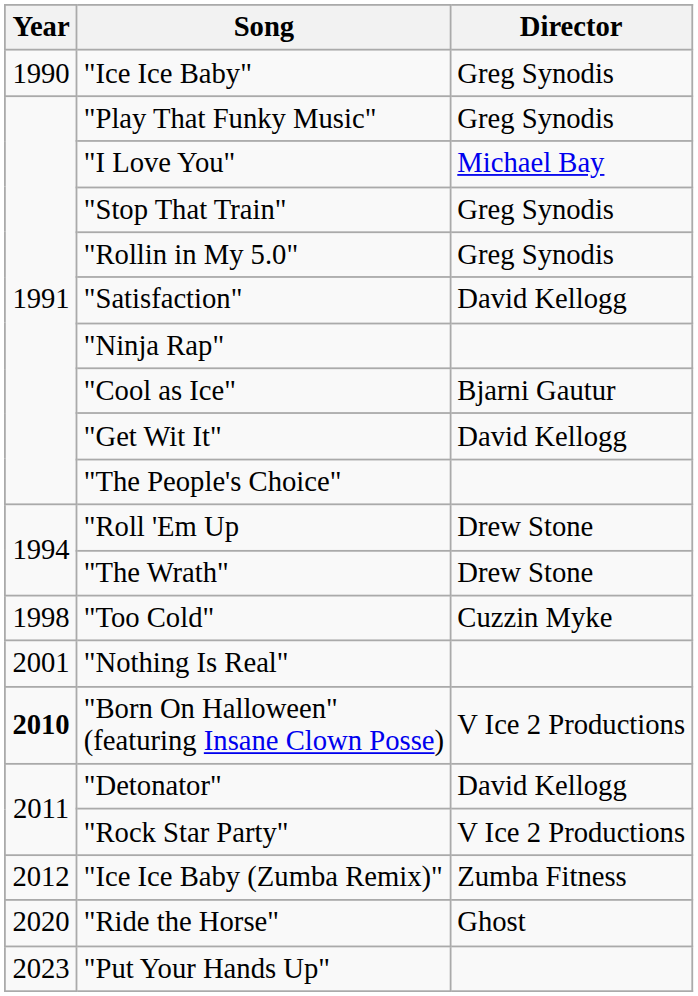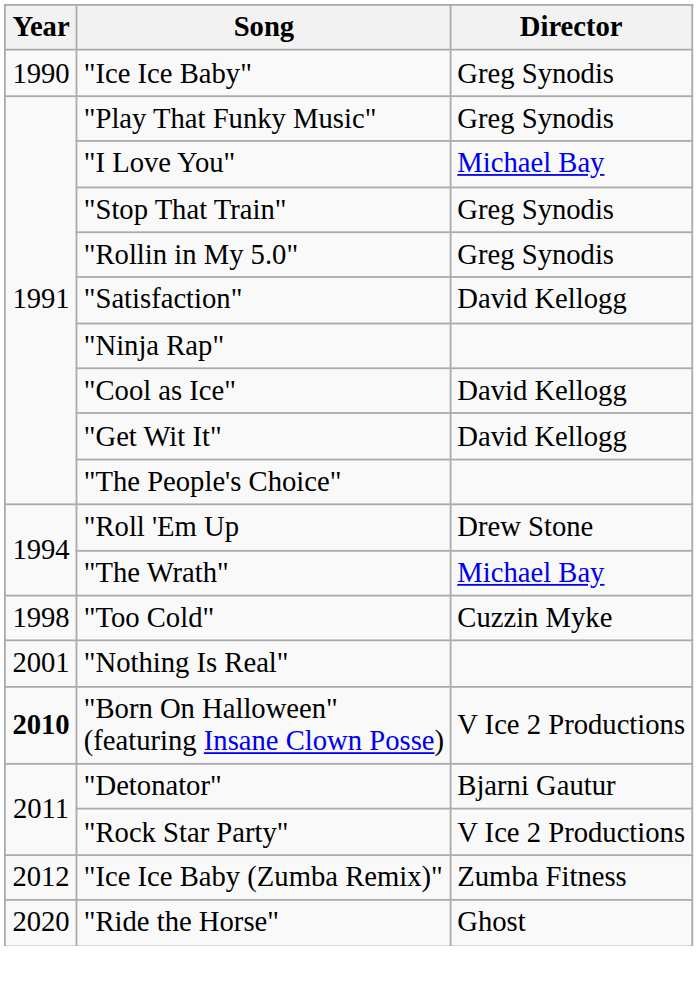(536, 390) Bjarni Gautur -> (542, 390) David Kellogg
(525, 572) Drew Stone -> (531, 572) Michael Bay
(542, 786) David Kellogg -> (536, 786) Bjarni Gautur
- row: (207, 967)
